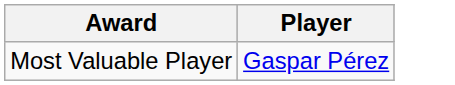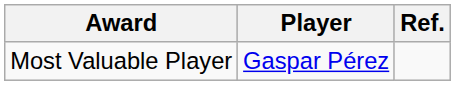+ column: (423, 23)
